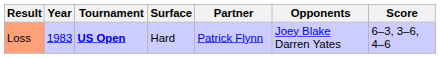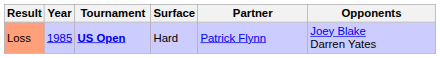- column: (402, 13)
(60, 37) 1983 -> (60, 37) 1985
